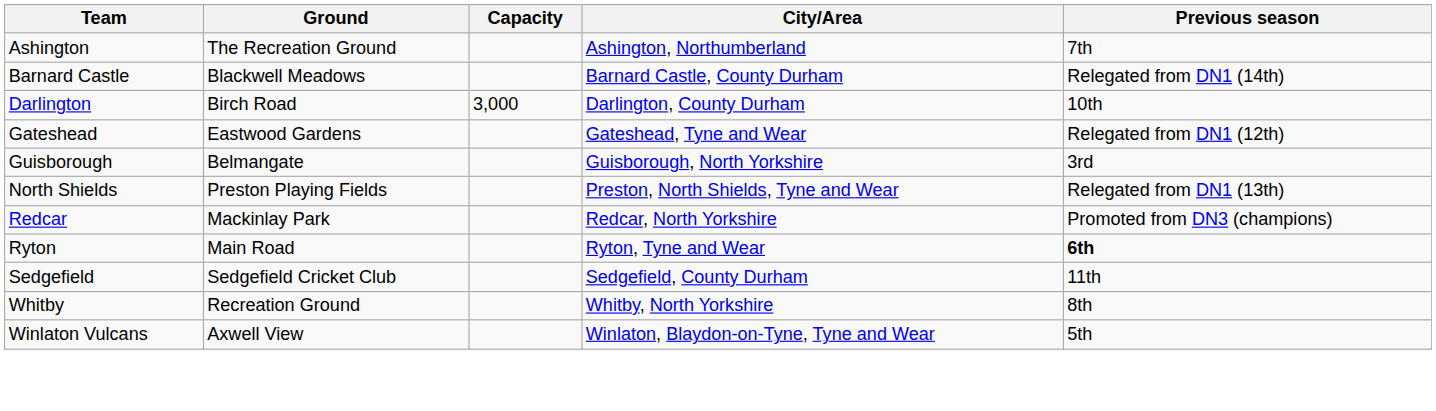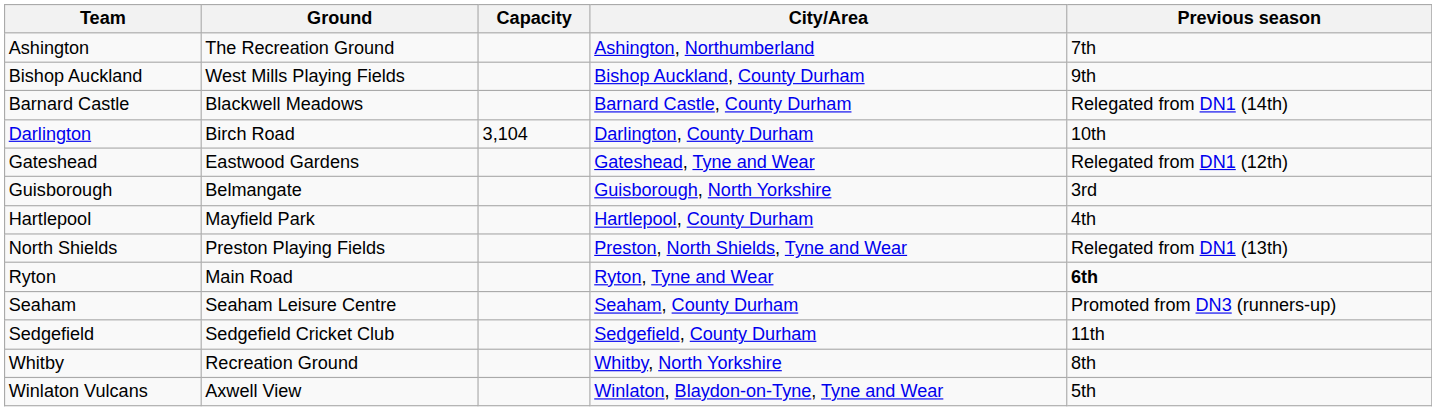+ row: (76, 76)
(496, 104) 3,000 -> (505, 133) 3,104
+ row: (50, 219)
- row: (38, 219)
+ row: (42, 305)
